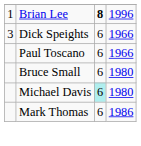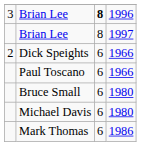(10, 14) 1 -> (10, 14) 3
+ row: (44, 33)
(10, 33) 3 -> (10, 53) 2
(100, 92) paleturquoise background -> (100, 111) no background
